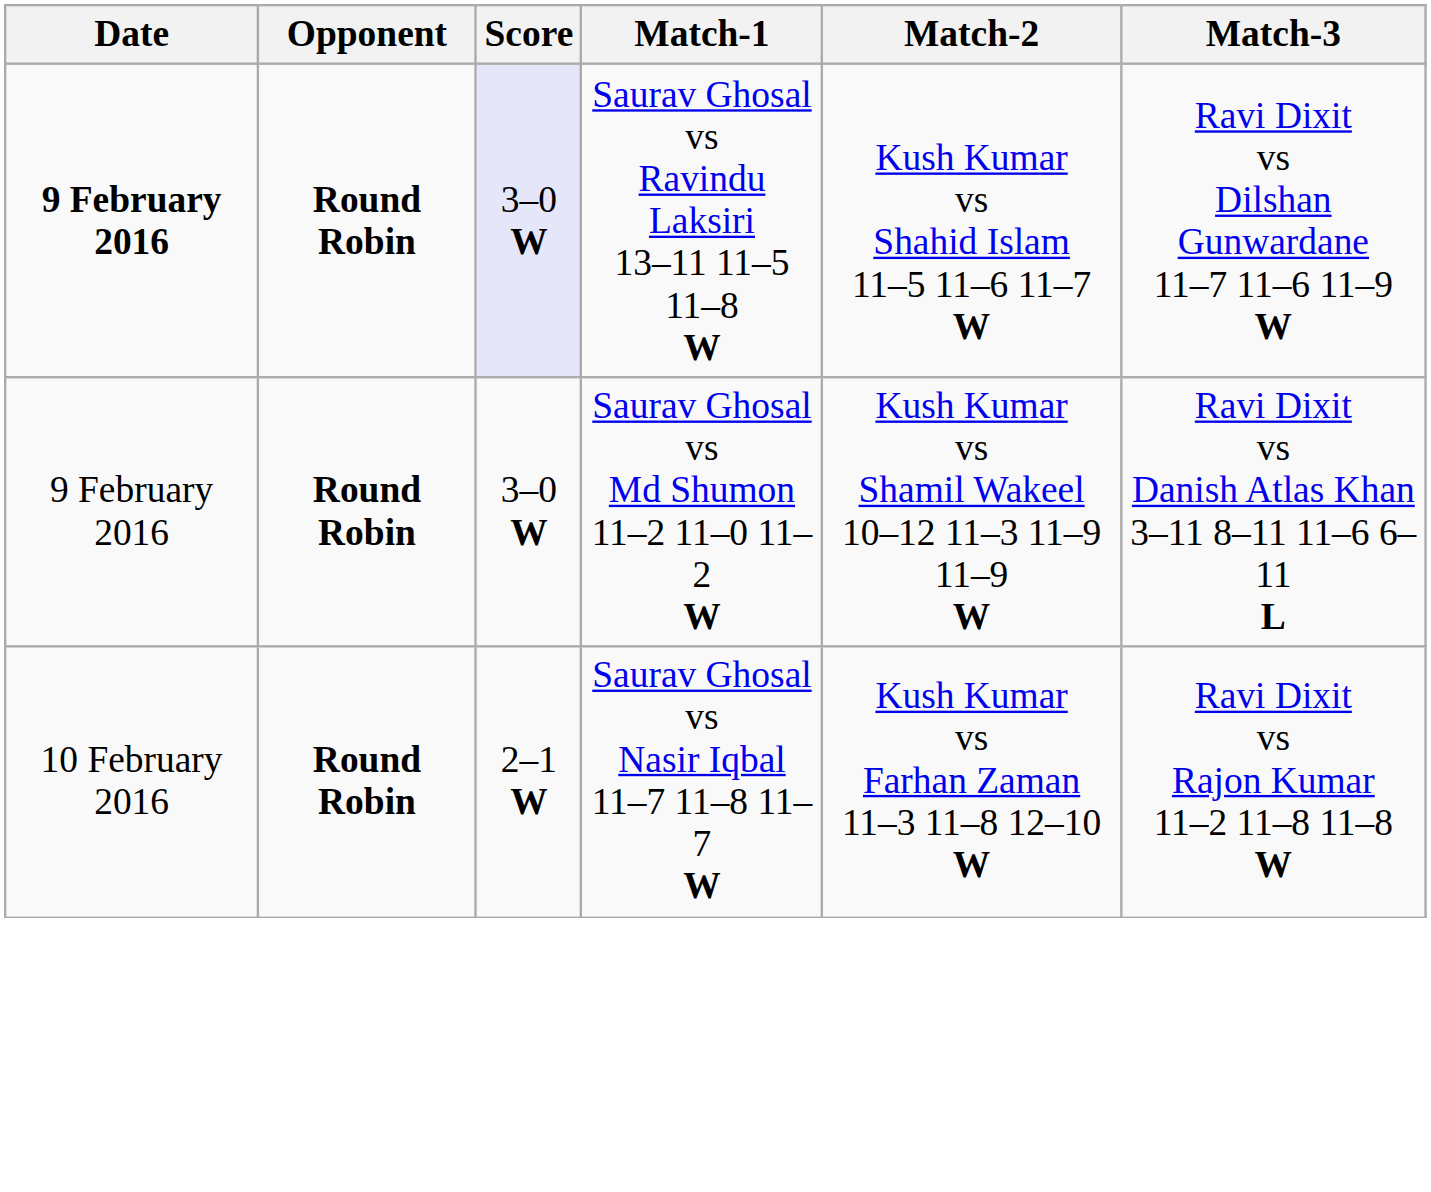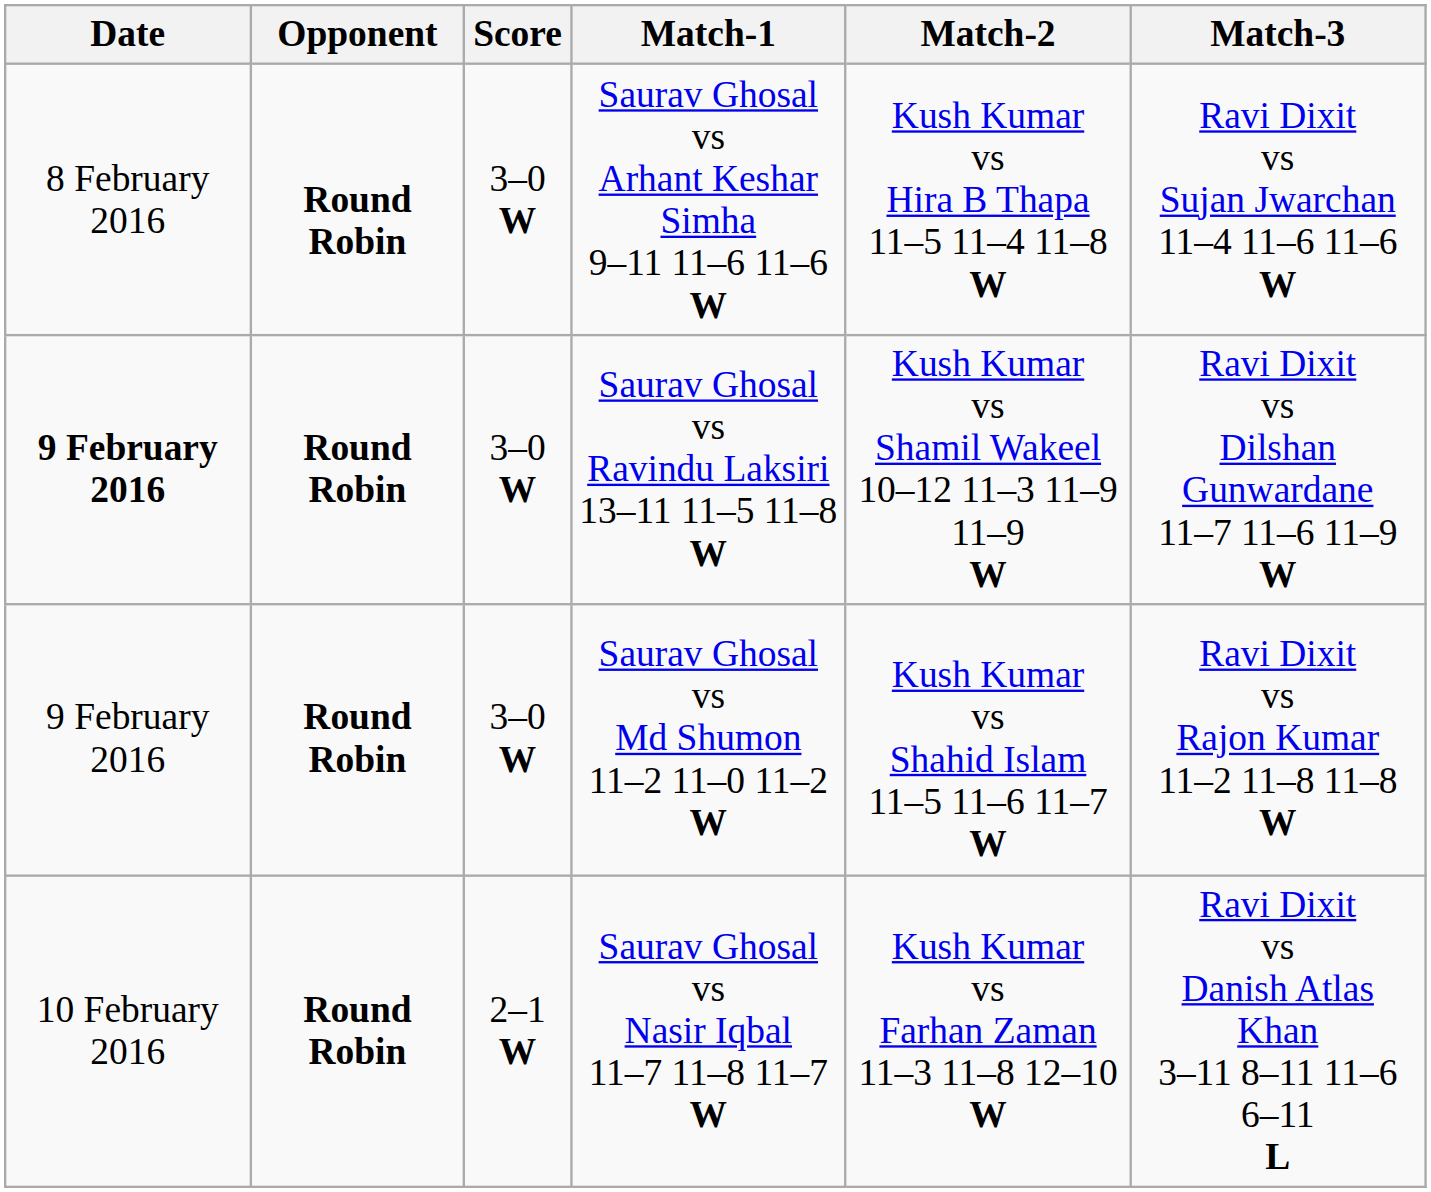+ row: (708, 198)
(529, 219) lavender background -> (518, 468) no background
(972, 240) Kush Kumar vs Shahid Islam 11–5 11–6 11–7 W -> (988, 468) Kush Kumar vs Shamil Wakeel 10–12 11–3 11–9 11–9 W
(972, 510) Kush Kumar vs Shamil Wakeel 10–12 11–3 11–9 11–9 W -> (988, 759) Kush Kumar vs Shahid Islam 11–5 11–6 11–7 W
(1273, 510) Ravi Dixit vs Danish Atlas Khan 3–11 8–11 11–6 6–11 L -> (1278, 738) Ravi Dixit vs Rajon Kumar 11–2 11–8 11–8 W
(1273, 780) Ravi Dixit vs Rajon Kumar 11–2 11–8 11–8 W -> (1278, 1029) Ravi Dixit vs Danish Atlas Khan 3–11 8–11 11–6 6–11 L
